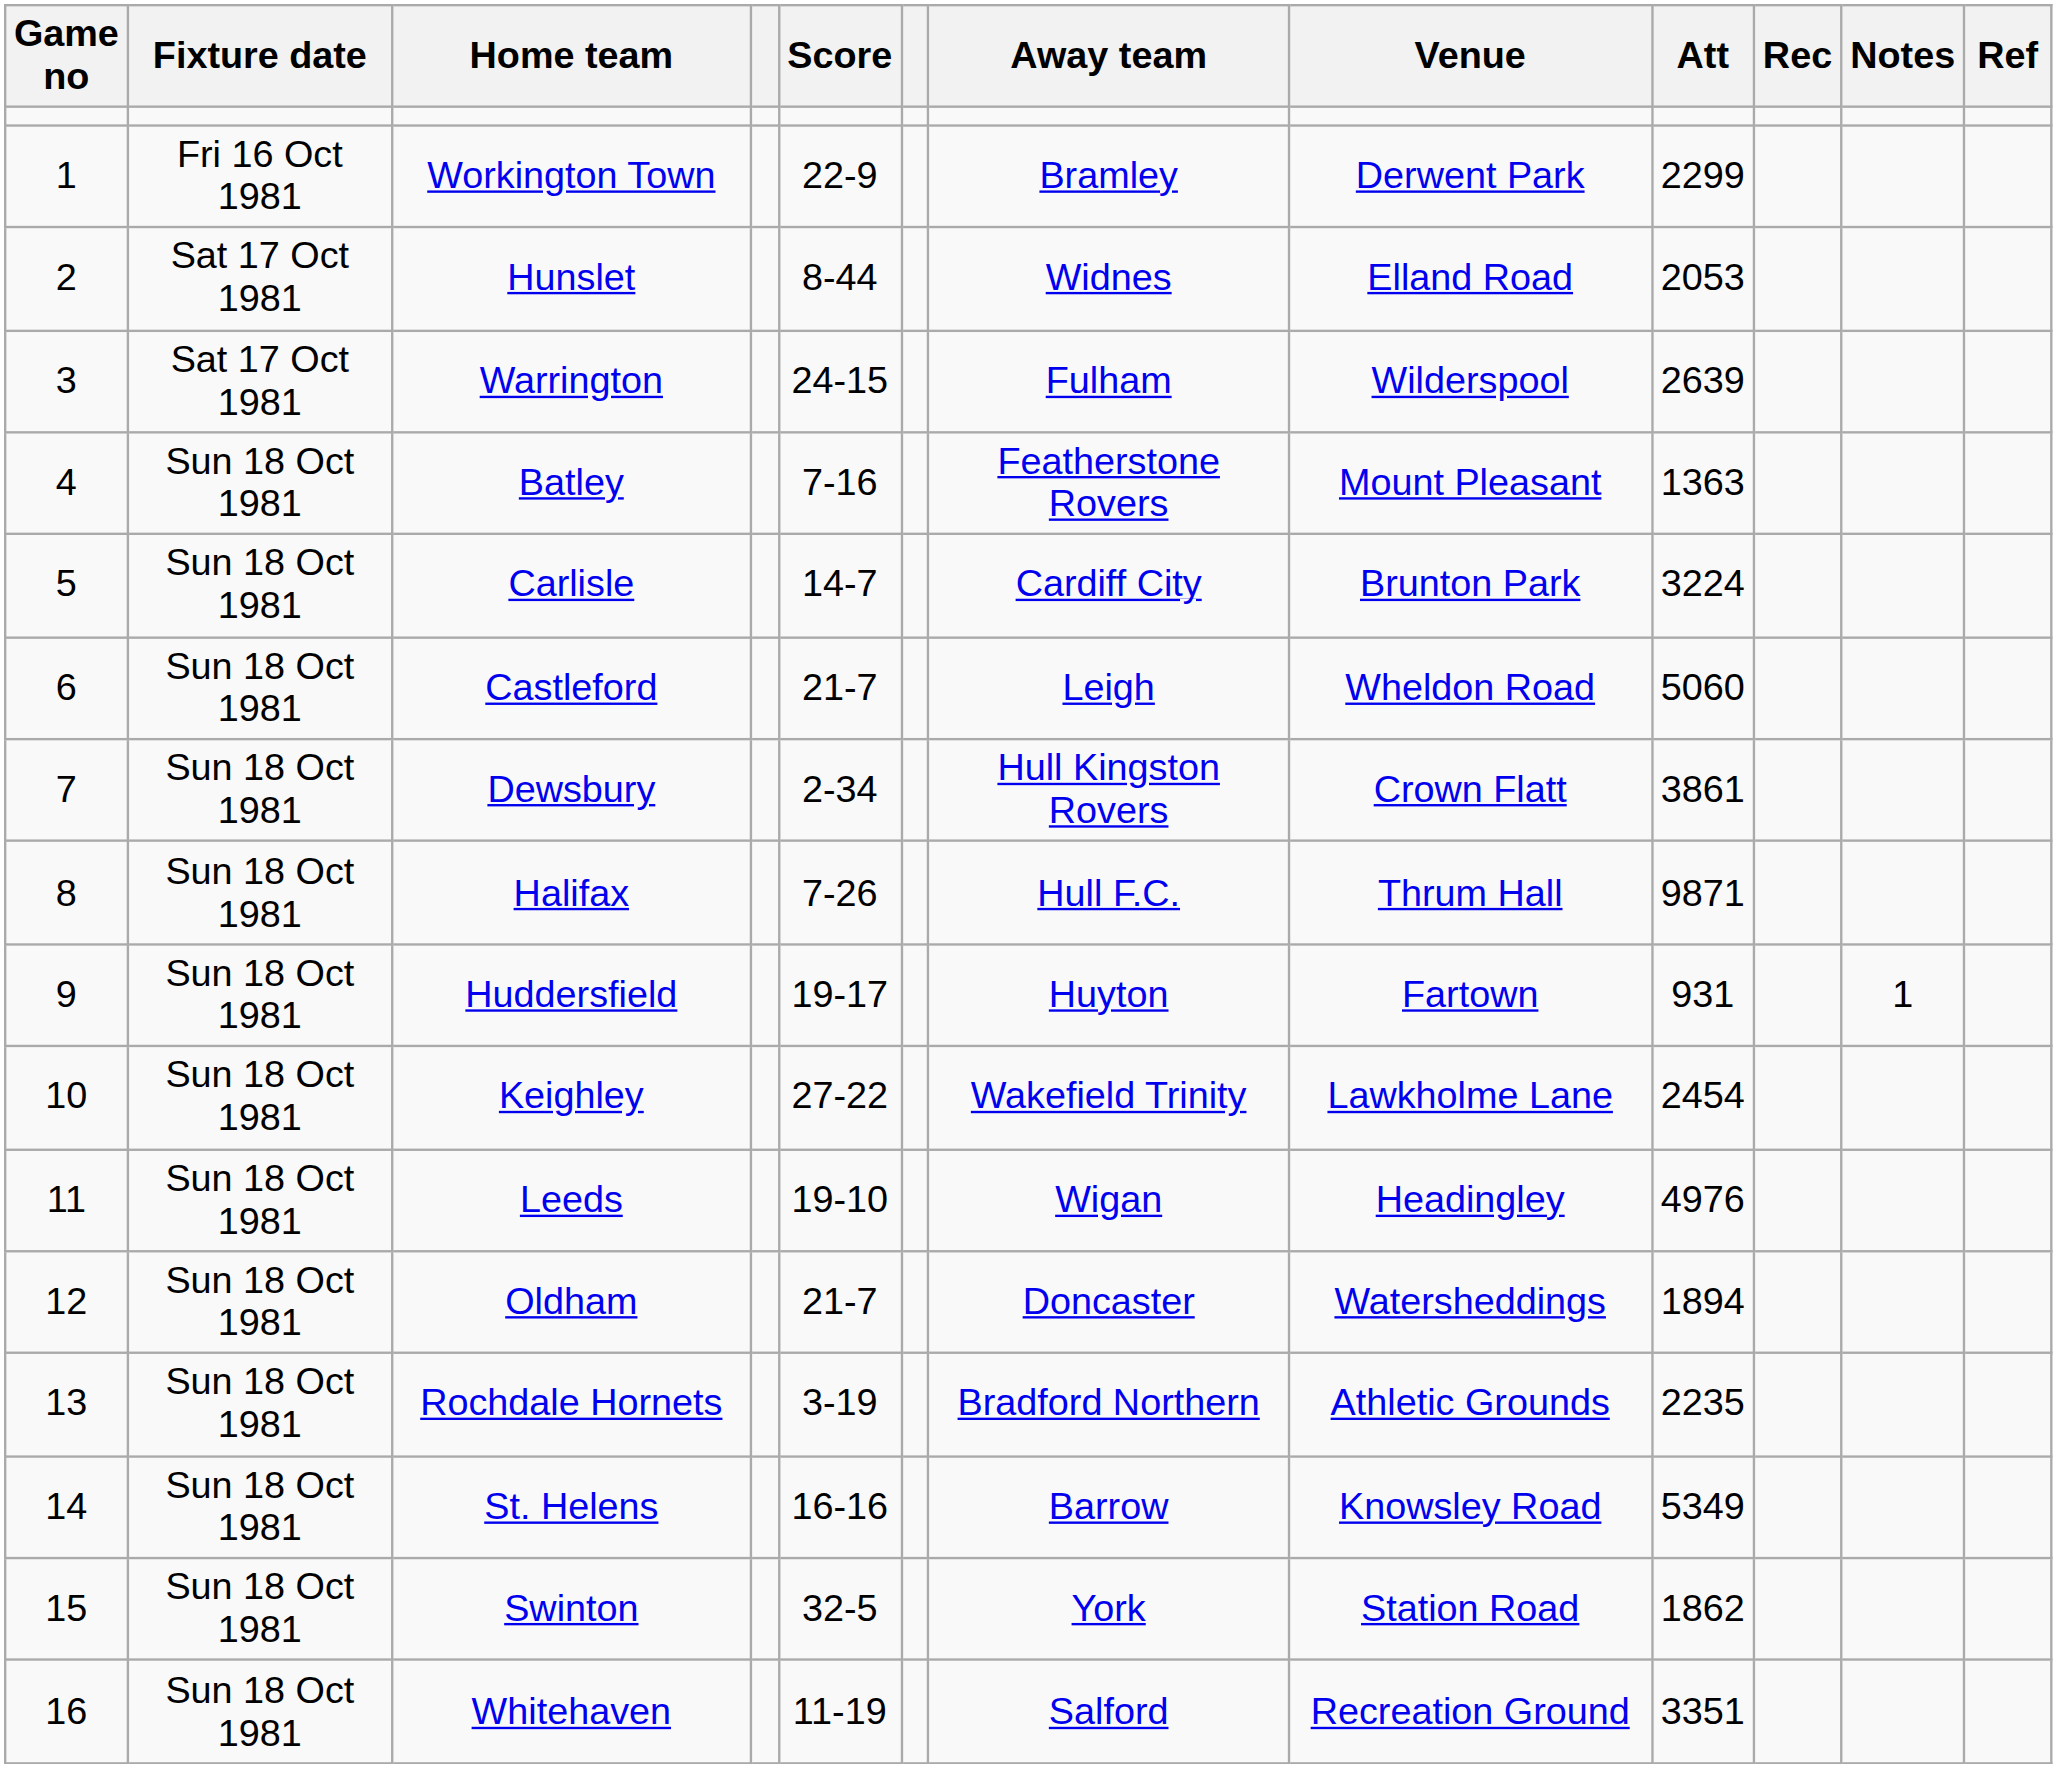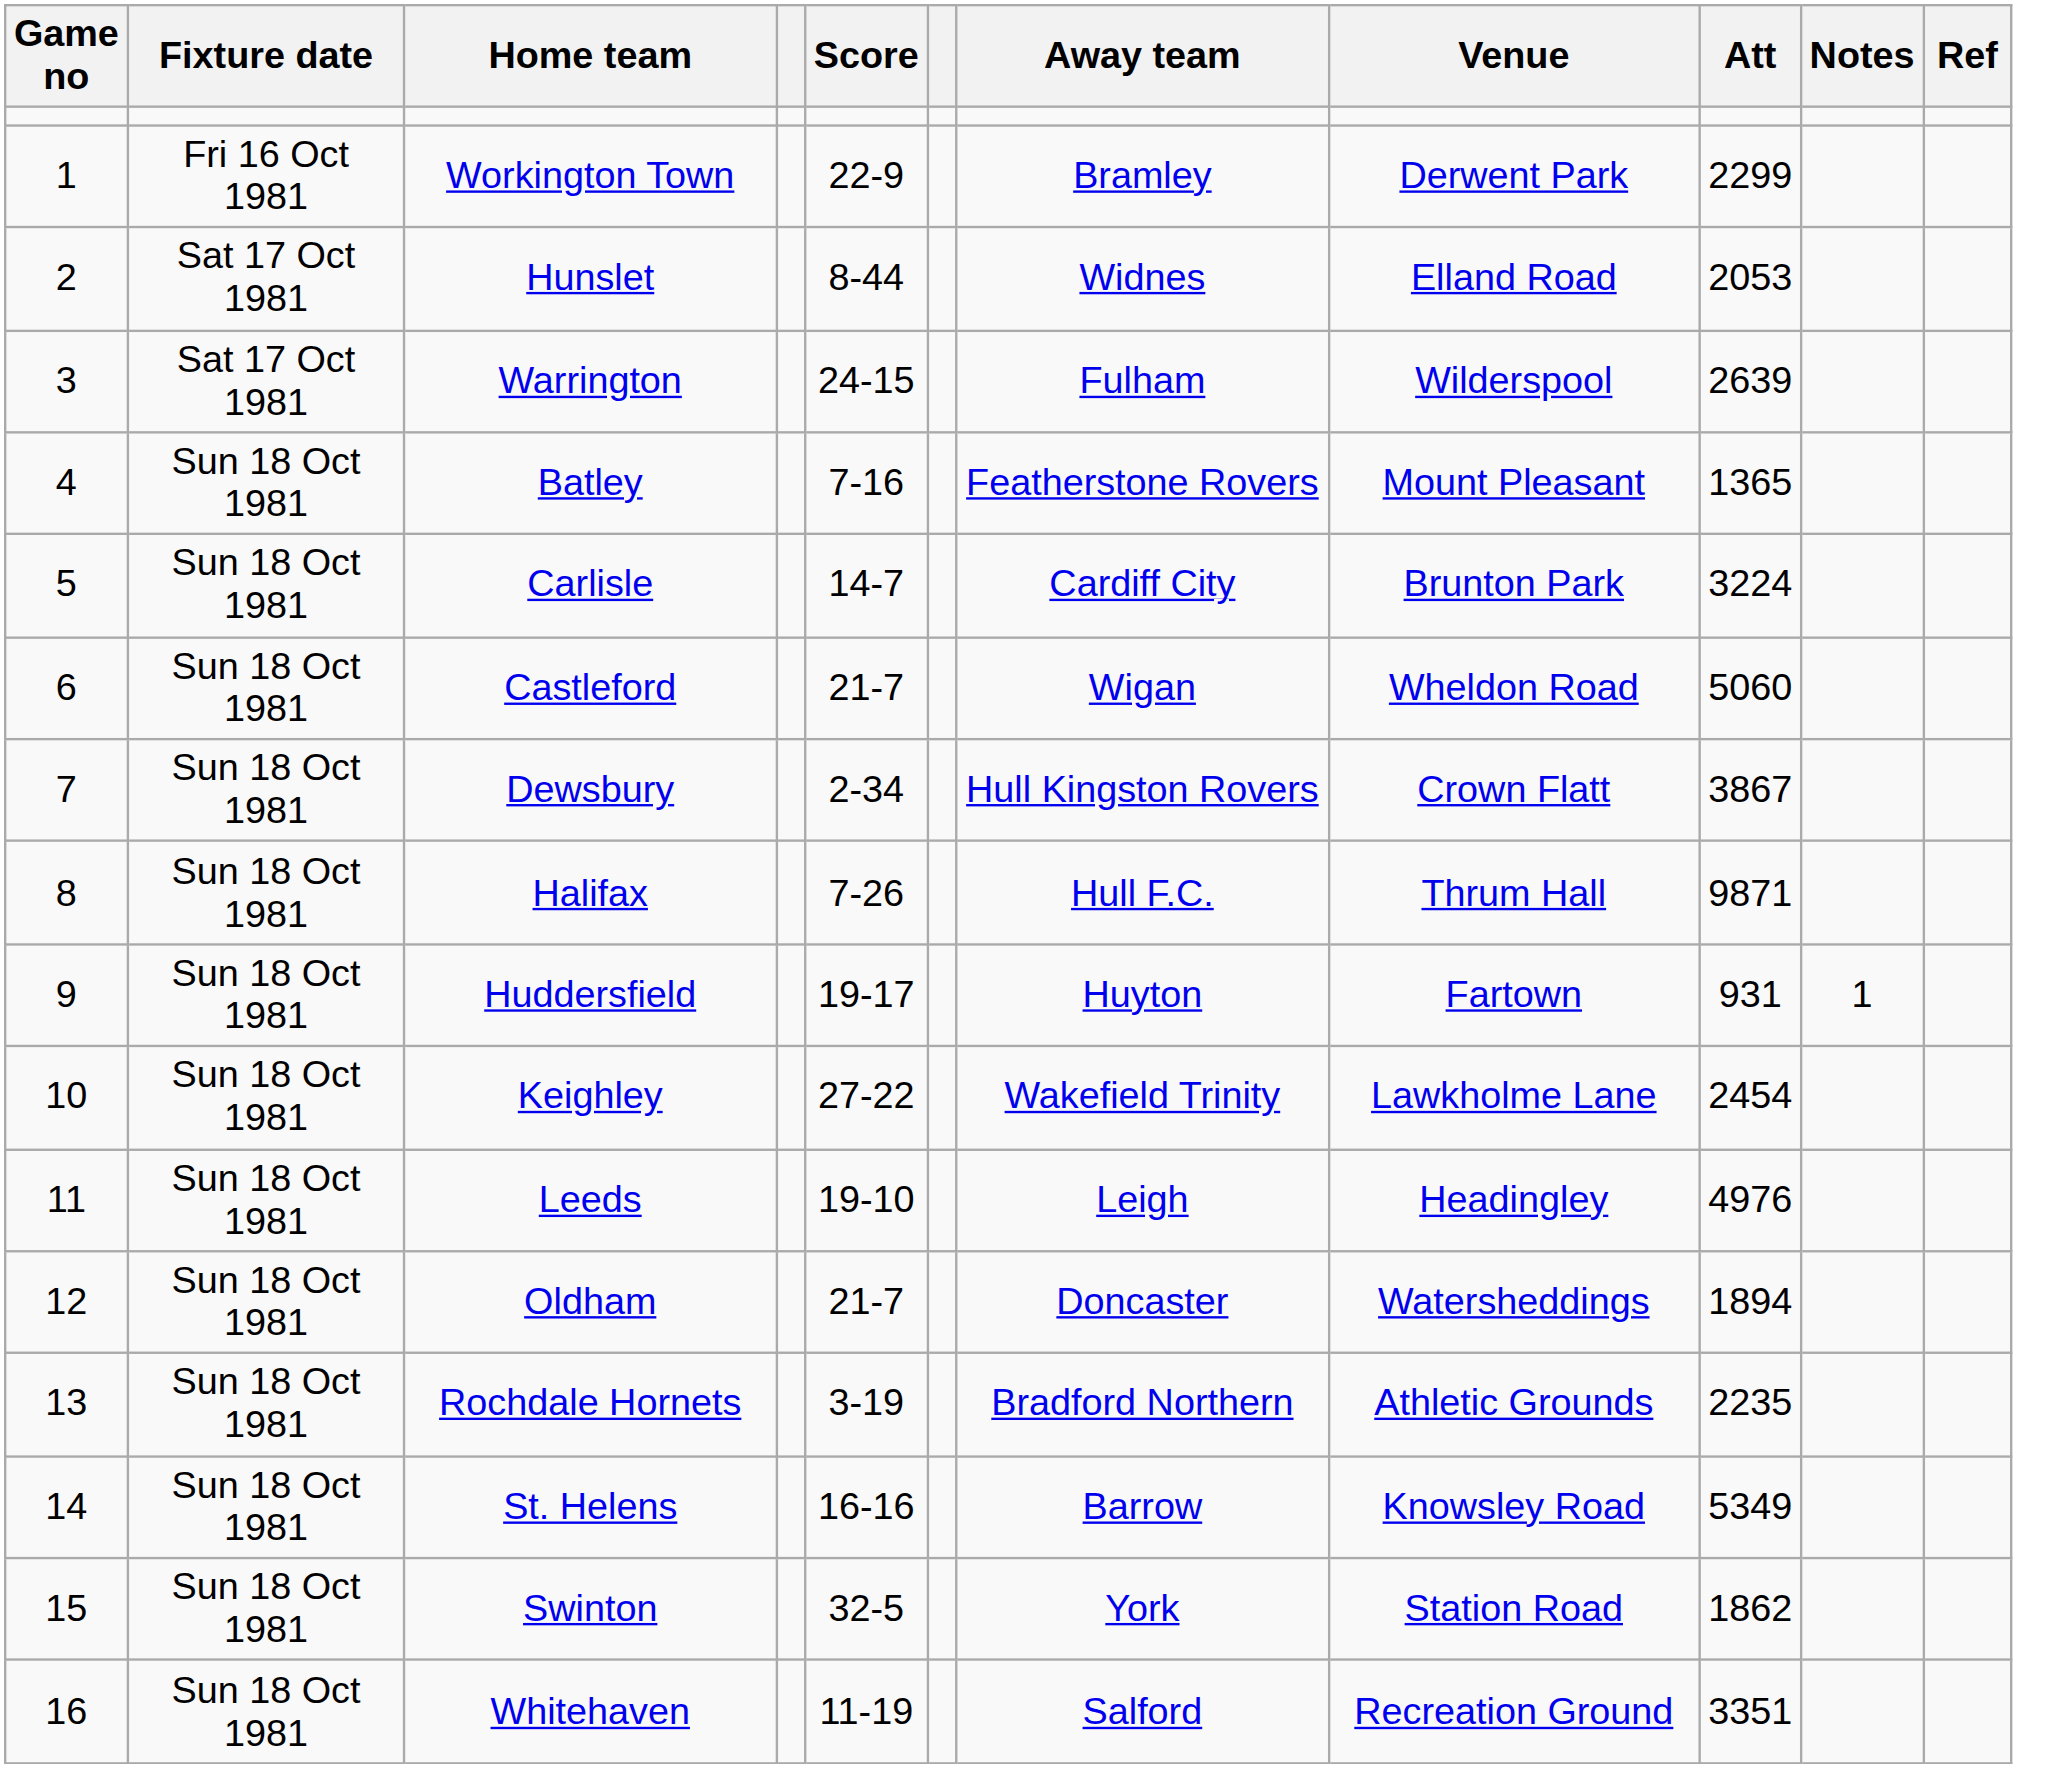- column: (1798, 55)
(1703, 482) 1363 -> (1750, 482) 1365
(1109, 687) Leigh -> (1142, 687) Wigan
(1703, 789) 3861 -> (1750, 789) 3867
(1109, 1199) Wigan -> (1142, 1199) Leigh
